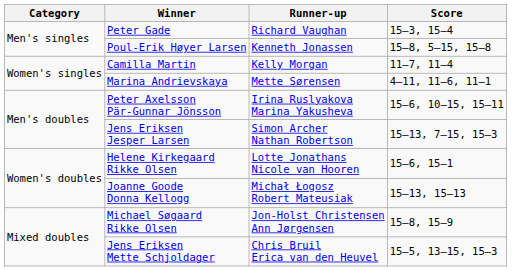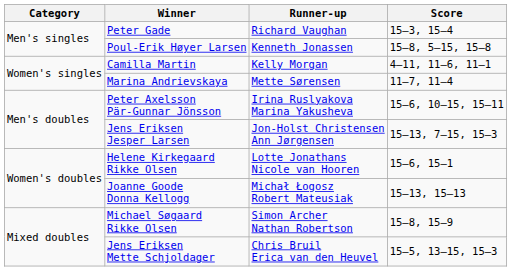(421, 64) 11–7, 11–4 -> (440, 64) 4–11, 11–6, 11–1
(440, 82) 4–11, 11–6, 11–1 -> (421, 82) 11–7, 11–4
(302, 134) Simon Archer Nathan Robertson -> (318, 134) Jon-Holst Christensen Ann Jørgensen
(318, 222) Jon-Holst Christensen Ann Jørgensen -> (302, 222) Simon Archer Nathan Robertson
